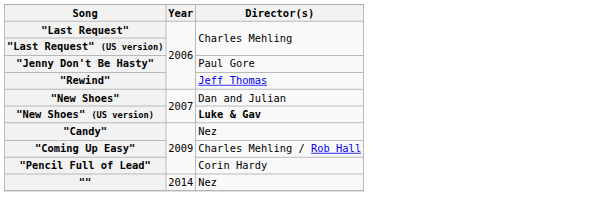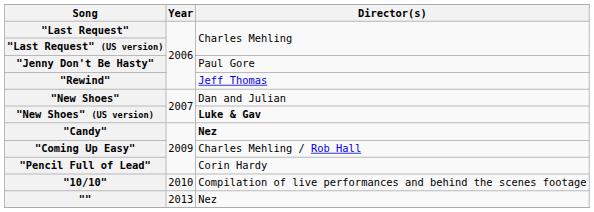(208, 132) normal -> (208, 132) bold
+ row: (85, 182)
(181, 182) 2014 -> (181, 199) 2013
